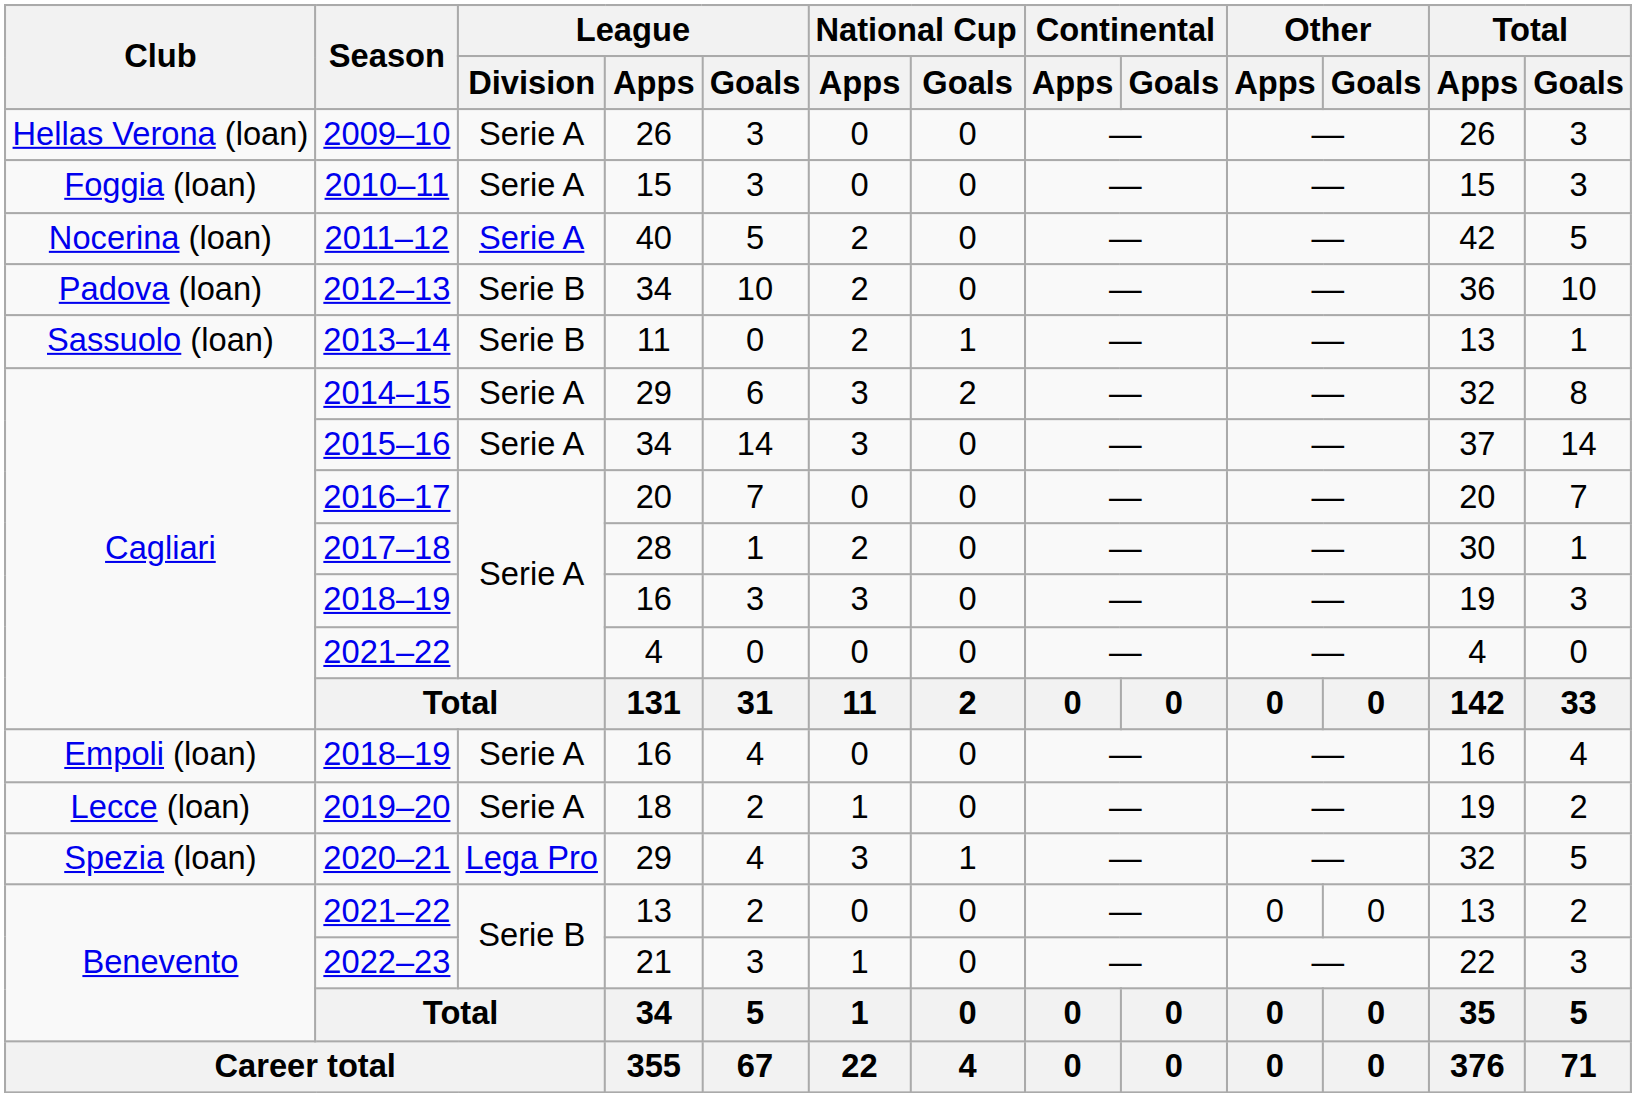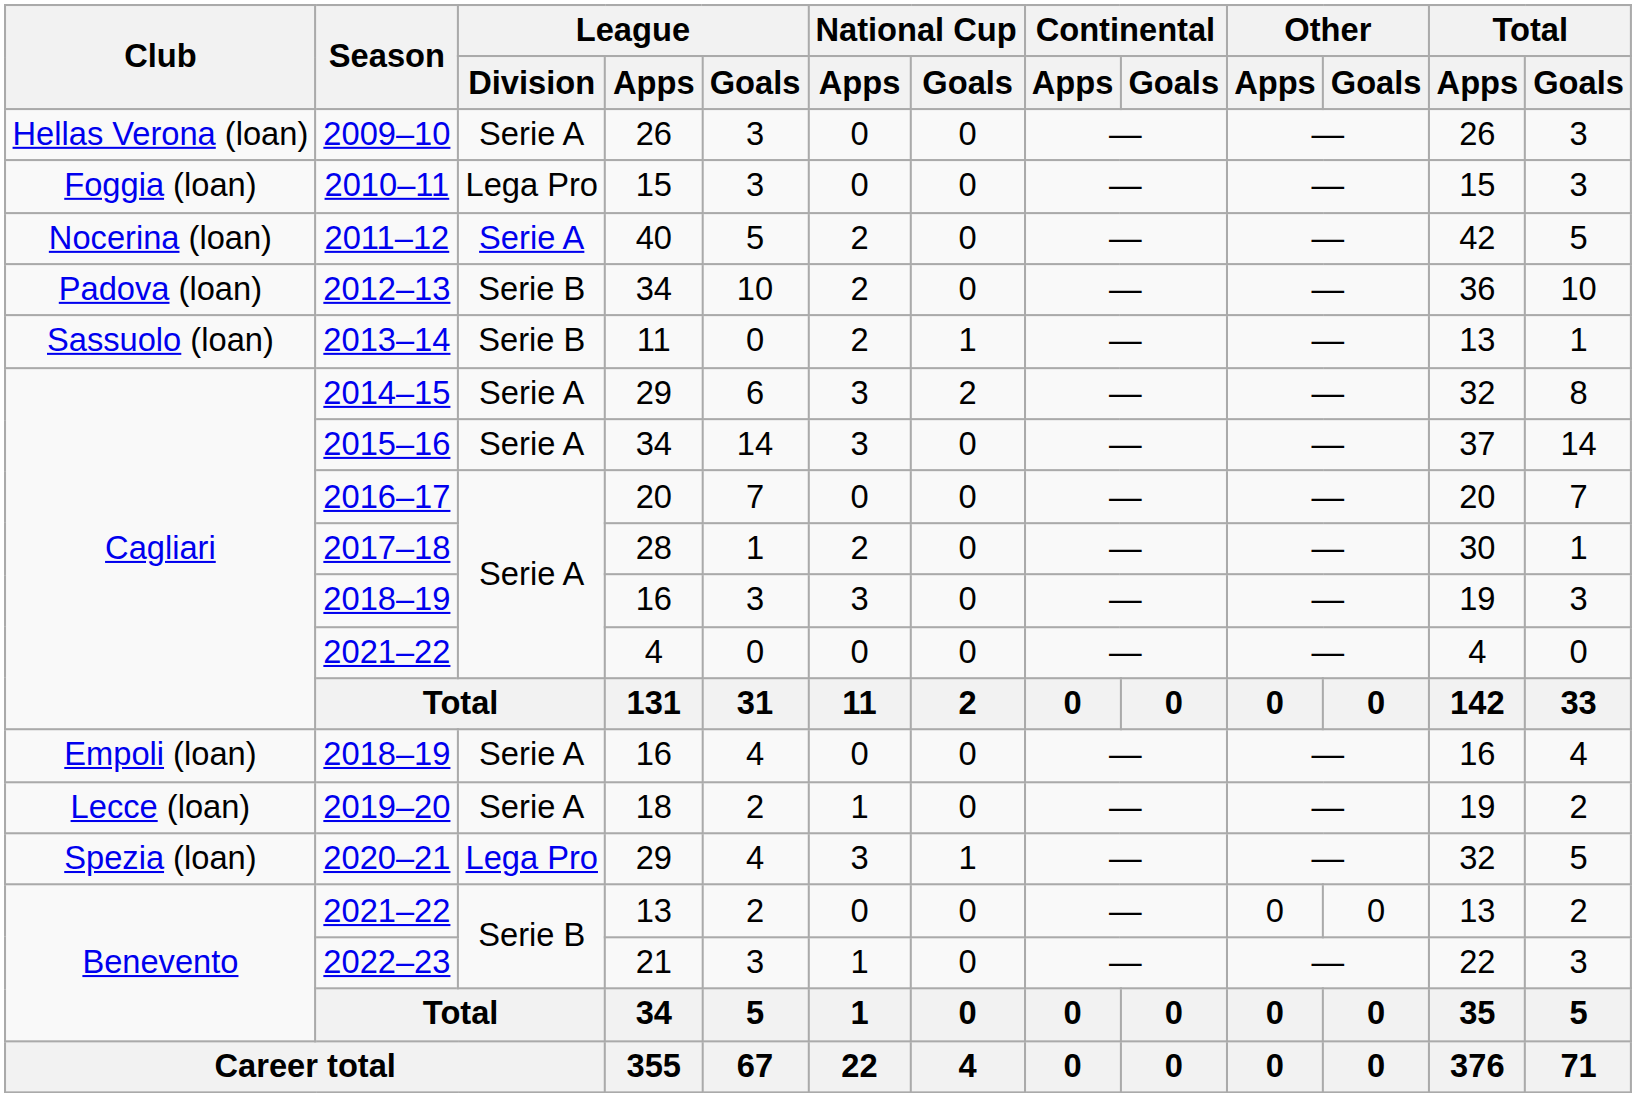(532, 185) Serie A -> (532, 185) Lega Pro
